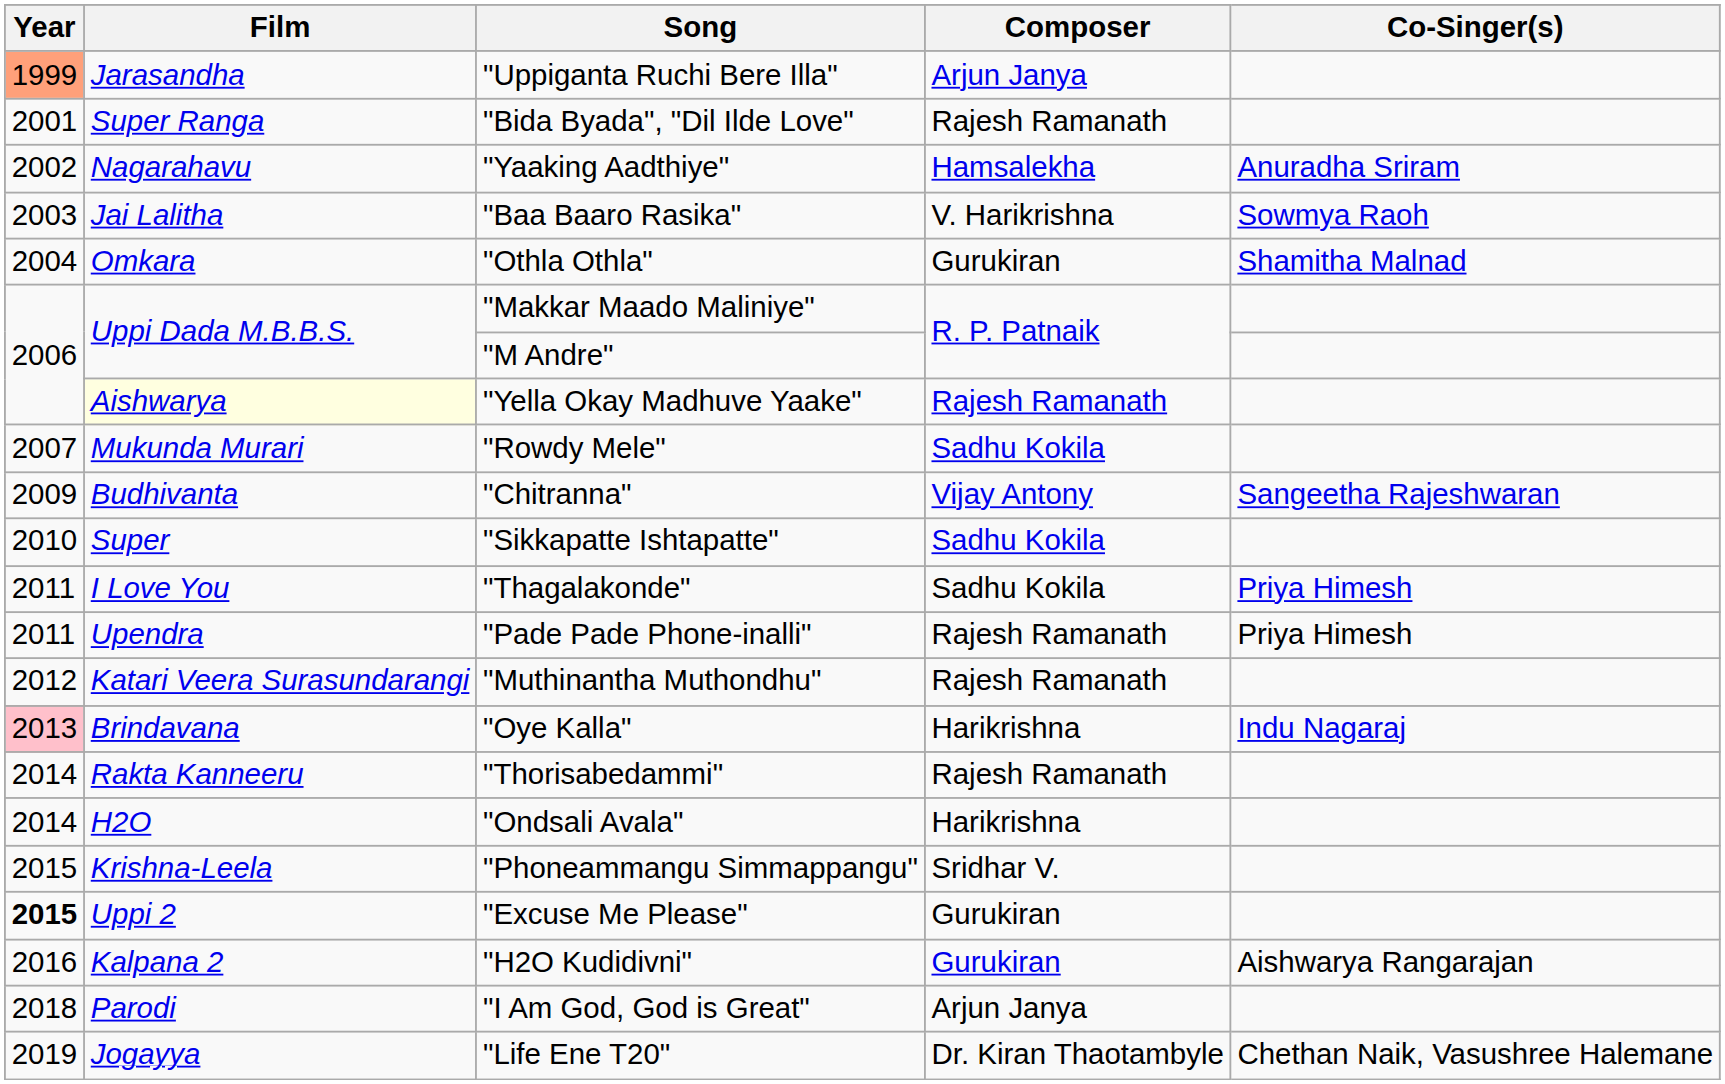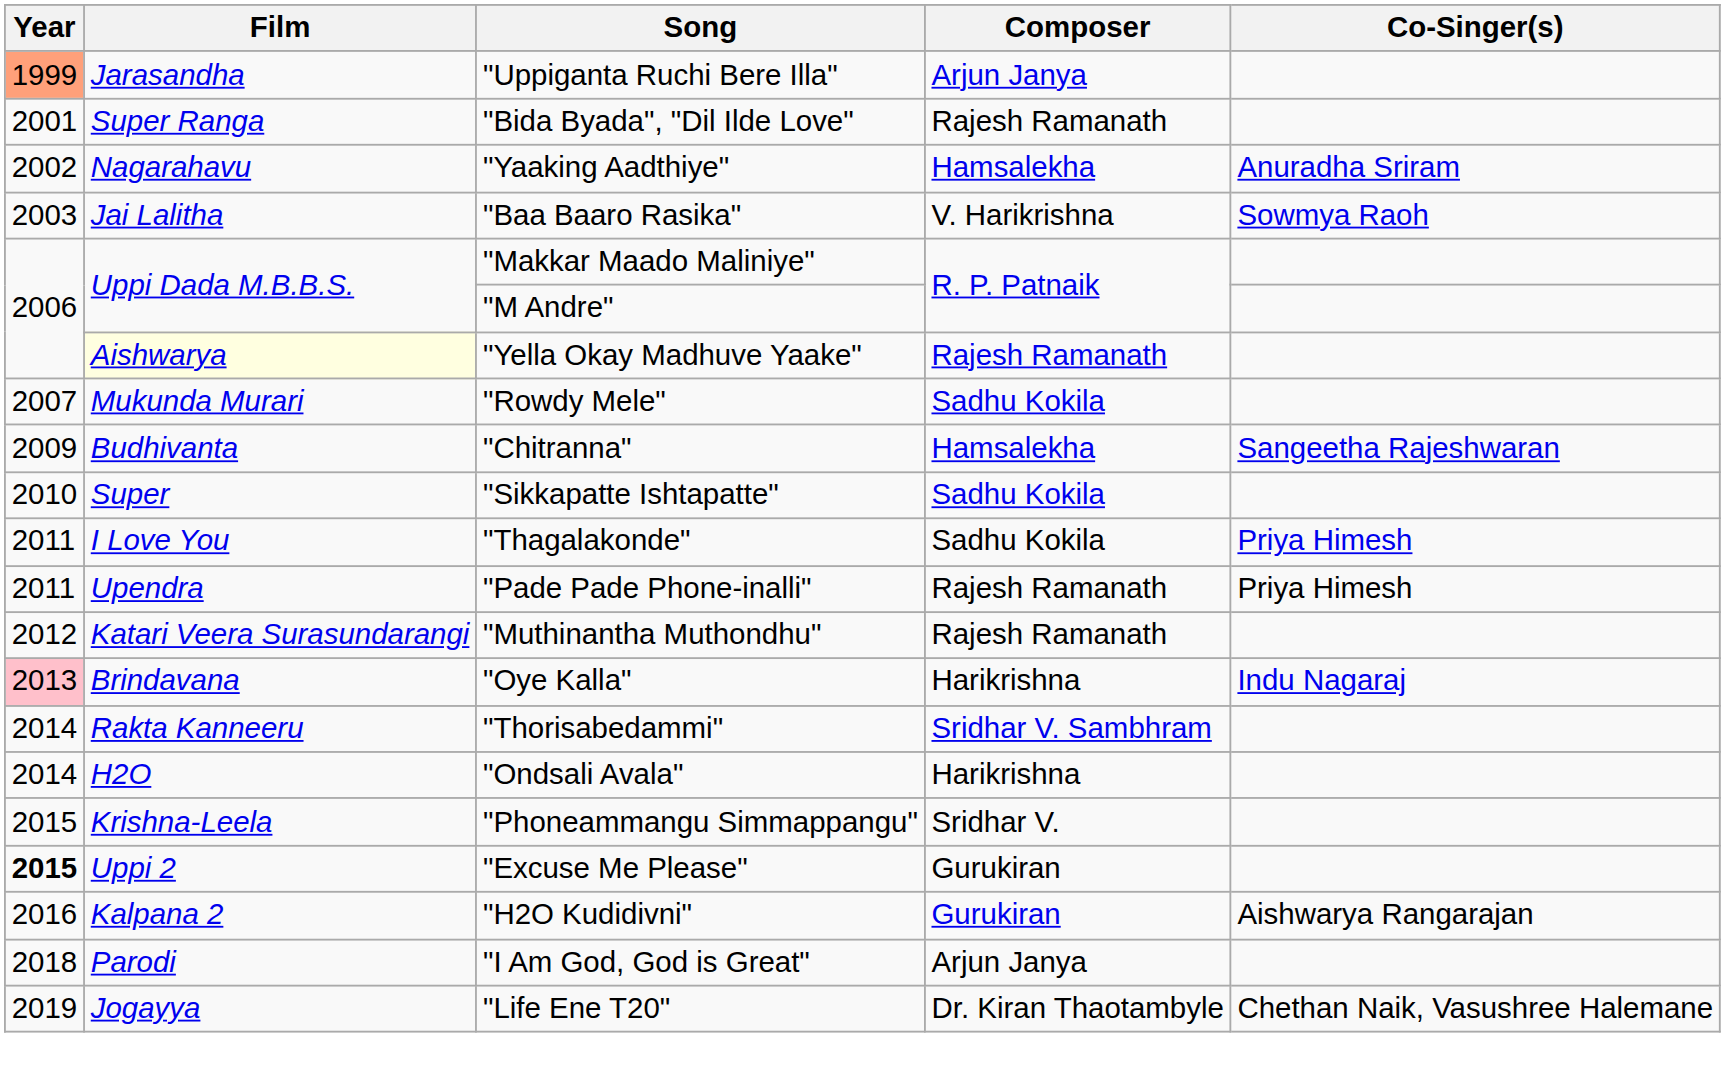- row: (568, 261)
(1012, 494) Vijay Antony -> (1013, 448) Hamsalekha
(1049, 774) Rajesh Ramanath -> (1072, 728) Sridhar V. Sambhram
